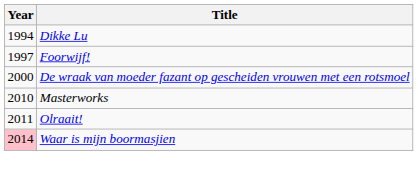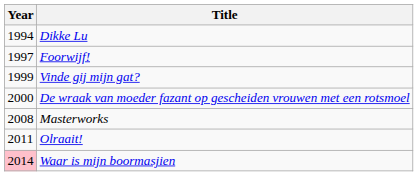+ row: (90, 77)
(21, 98) 2010 -> (21, 118) 2008
